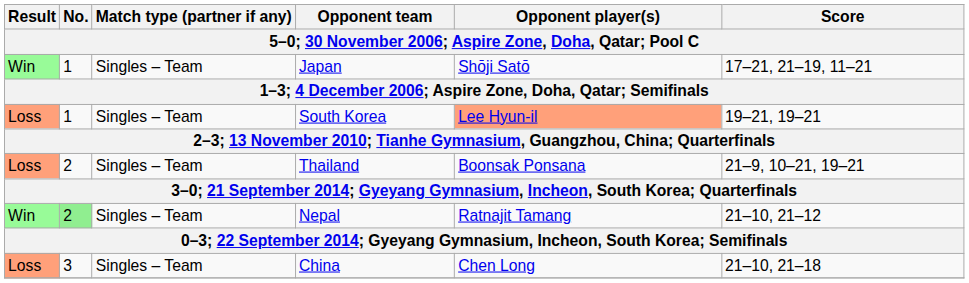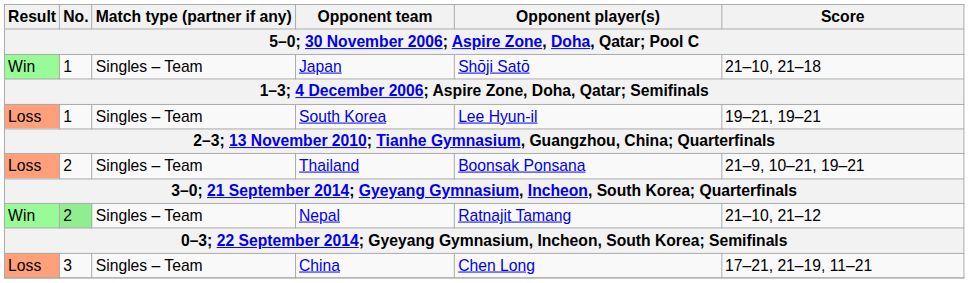(799, 66) 17–21, 21–19, 11–21 -> (773, 66) 21–10, 21–18
(498, 116) lightsalmon background -> (498, 116) no background
(773, 265) 21–10, 21–18 -> (799, 265) 17–21, 21–19, 11–21
